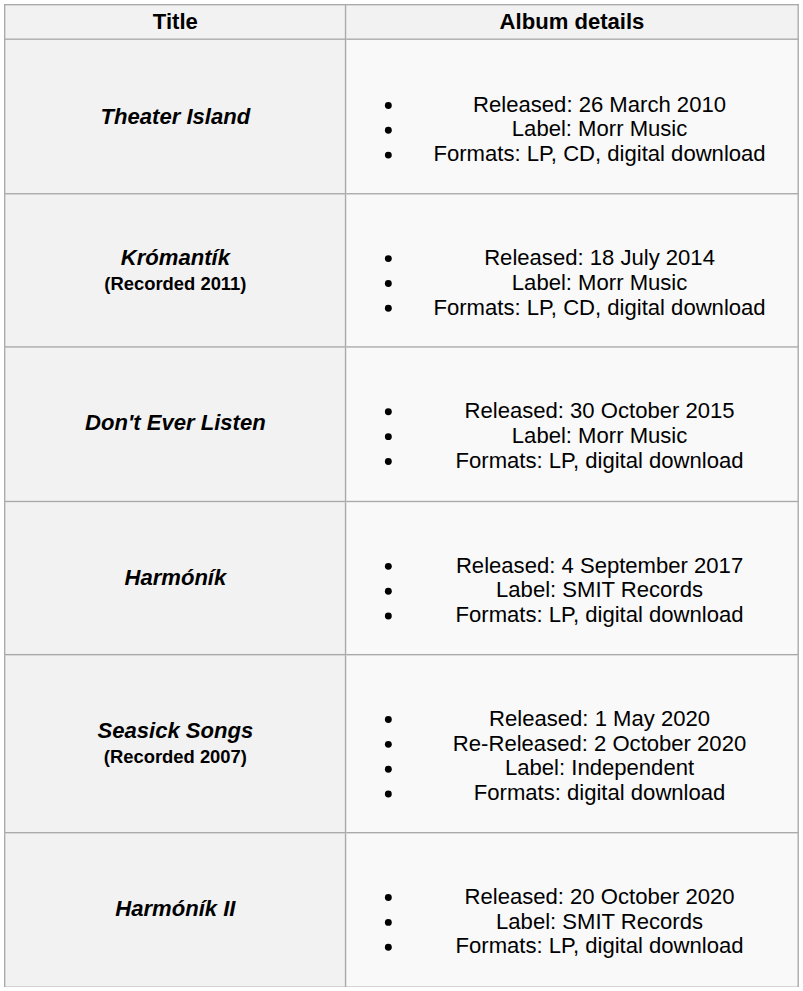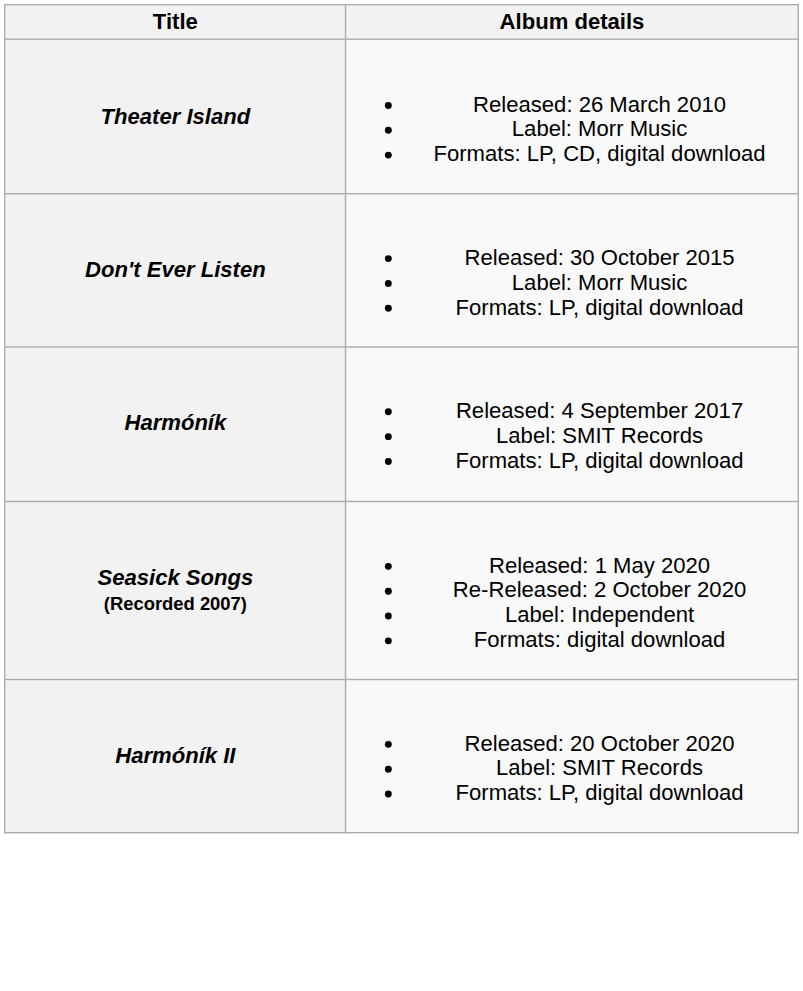- row: (175, 270)
